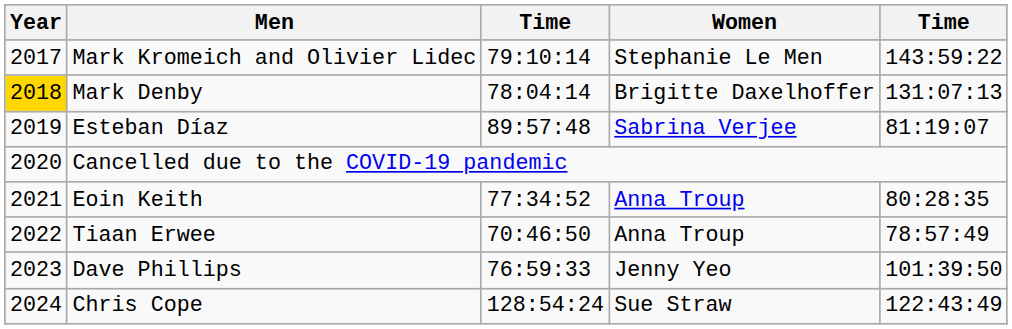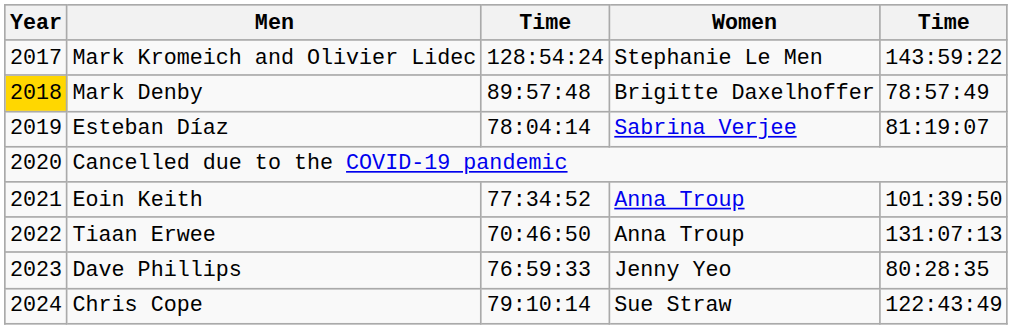(539, 58) 79:10:14 -> (545, 58) 128:54:24
(539, 93) 78:04:14 -> (539, 93) 89:57:48
(944, 93) 131:07:13 -> (937, 93) 78:57:49
(539, 129) 89:57:48 -> (539, 129) 78:04:14
(937, 199) 80:28:35 -> (944, 199) 101:39:50
(937, 235) 78:57:49 -> (944, 235) 131:07:13
(944, 270) 101:39:50 -> (937, 270) 80:28:35
(545, 306) 128:54:24 -> (539, 306) 79:10:14
